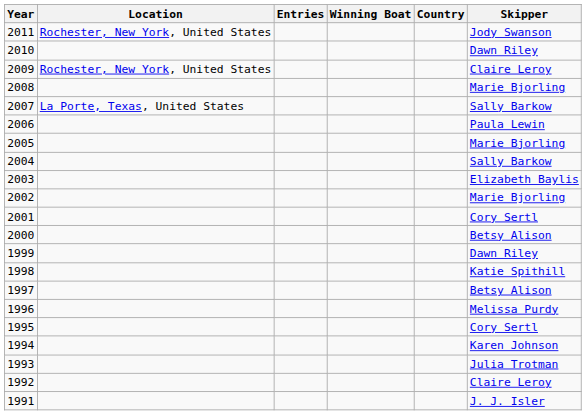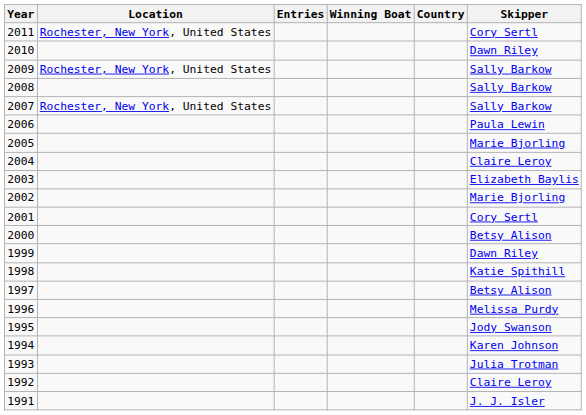(511, 32) Jody Swanson -> (504, 32) Cory Sertl
(511, 69) Claire Leroy -> (511, 69) Sally Barkow
(518, 87) Marie Bjorling -> (511, 87) Sally Barkow
(142, 106) La Porte, Texas, United States -> (156, 106) Rochester, New York, United States
(511, 161) Sally Barkow -> (511, 161) Claire Leroy
(504, 327) Cory Sertl -> (511, 327) Jody Swanson
